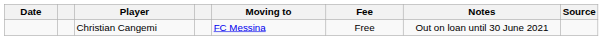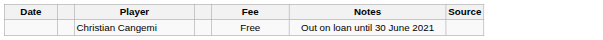- column: (269, 12)
